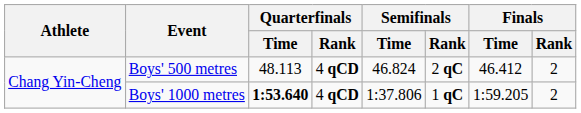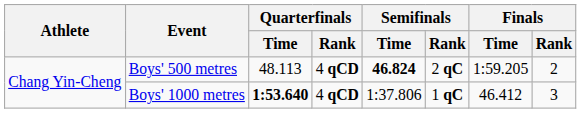(394, 69) normal -> (394, 69) bold
(501, 69) 46.412 -> (501, 69) 1:59.205
(501, 95) 1:59.205 -> (501, 95) 46.412
(554, 95) 2 -> (554, 95) 3
